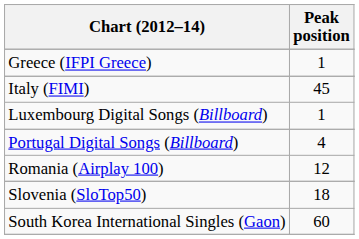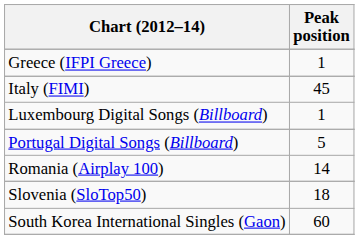(322, 141) 4 -> (322, 141) 5
(322, 168) 12 -> (322, 168) 14
